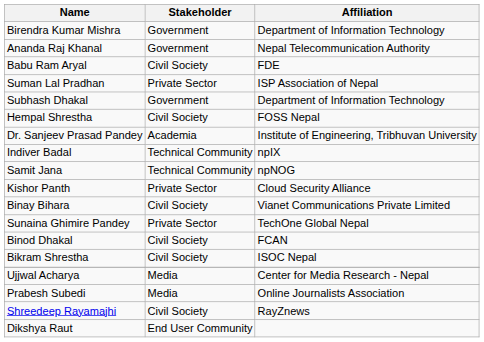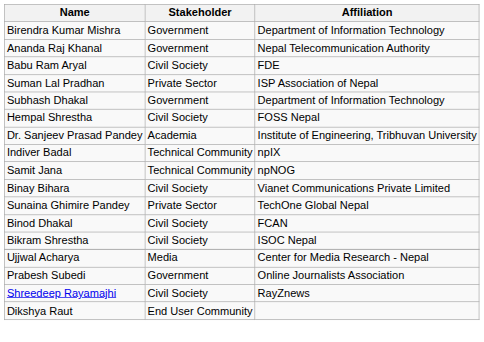- row: (38, 188)
(163, 293) Media -> (178, 275) Government
